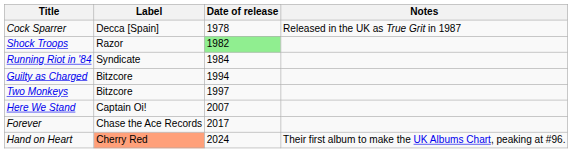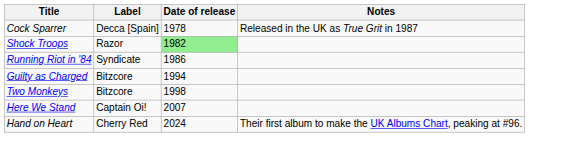(218, 60) 1984 -> (175, 60) 1986
(218, 92) 1997 -> (175, 92) 1998
- row: (24, 124)
(122, 140) lightsalmon background -> (122, 124) no background
